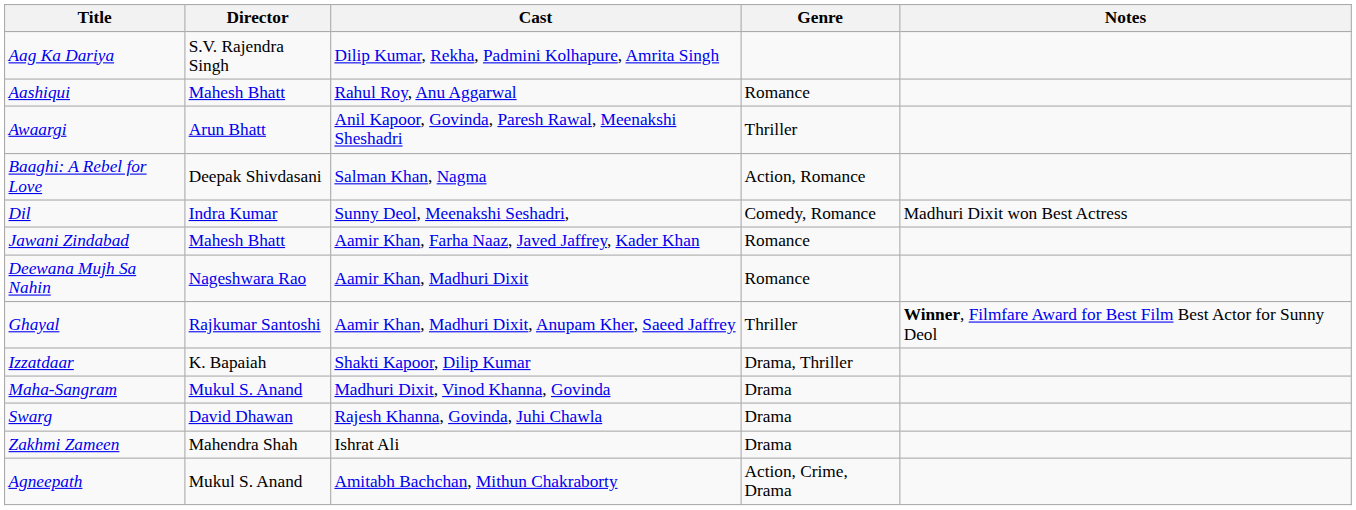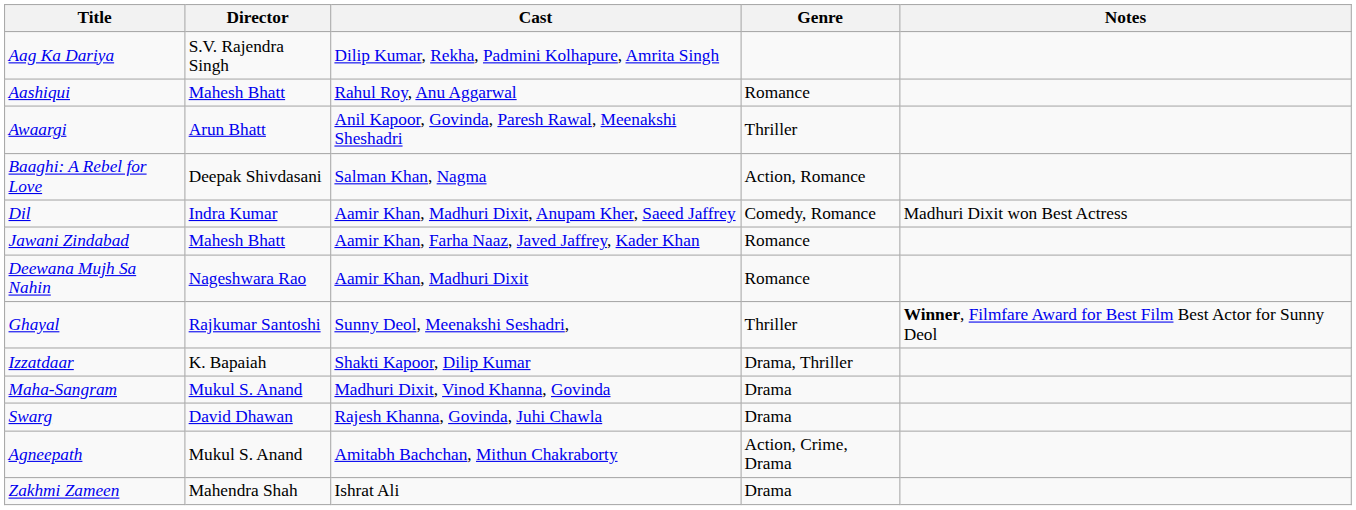(452, 213) Sunny Deol, Meenakshi Seshadri, -> (535, 213) Aamir Khan, Madhuri Dixit, Anupam Kher, Saeed Jaffrey
(535, 324) Aamir Khan, Madhuri Dixit, Anupam Kher, Saeed Jaffrey -> (452, 324) Sunny Deol, Meenakshi Seshadri,
rows swapped: (64, 444) <-> (45, 481)
